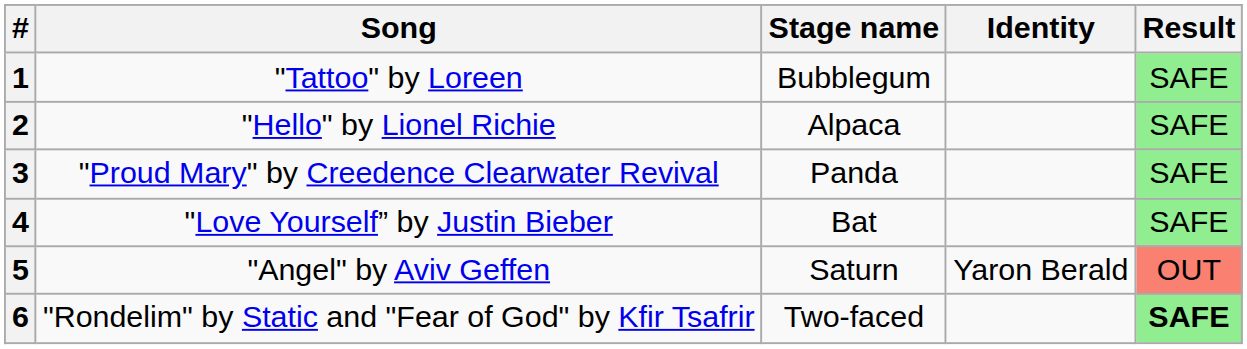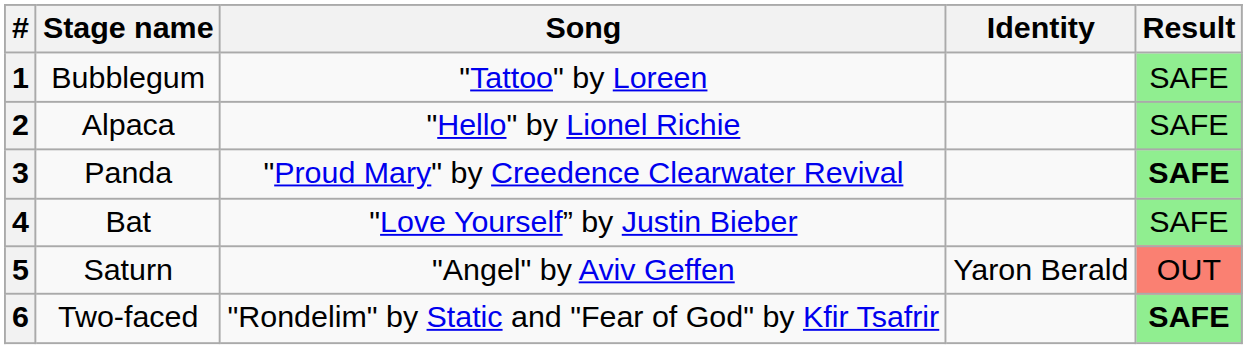columns swapped: (854, 28) <-> (399, 28)
(1189, 173) normal -> (1189, 173) bold
